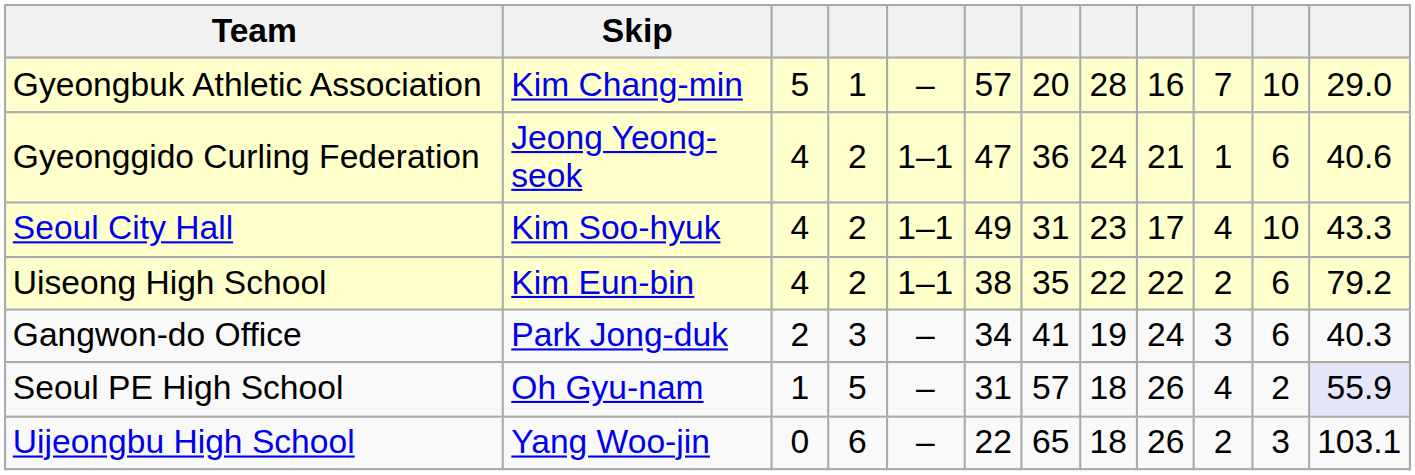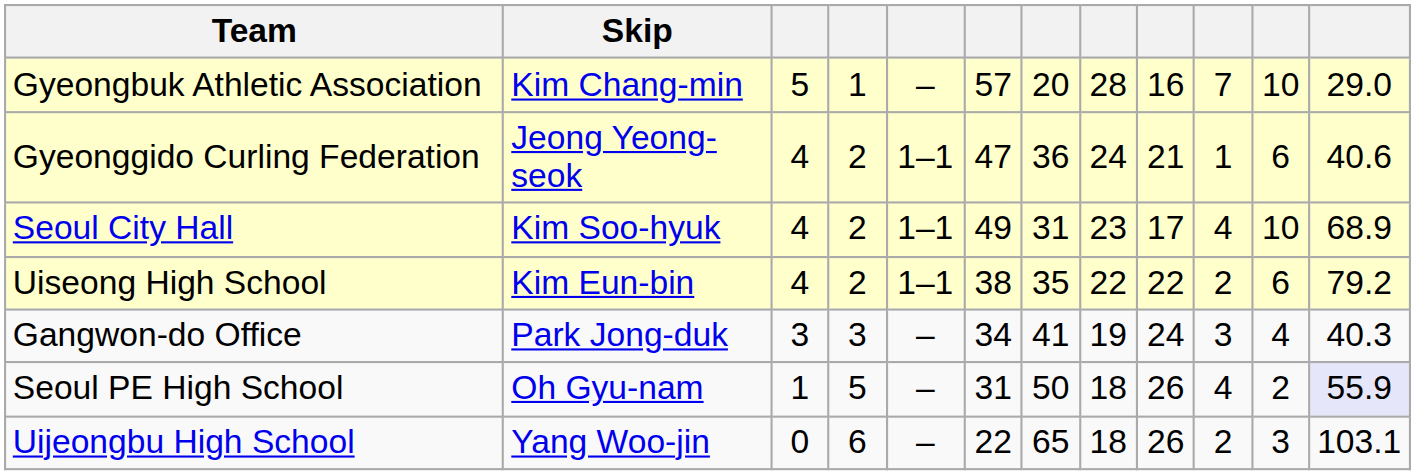(1359, 228) 43.3 -> (1359, 228) 68.9
(800, 335) 2 -> (800, 335) 3
(1281, 335) 6 -> (1281, 335) 4
(1051, 388) 57 -> (1051, 388) 50
